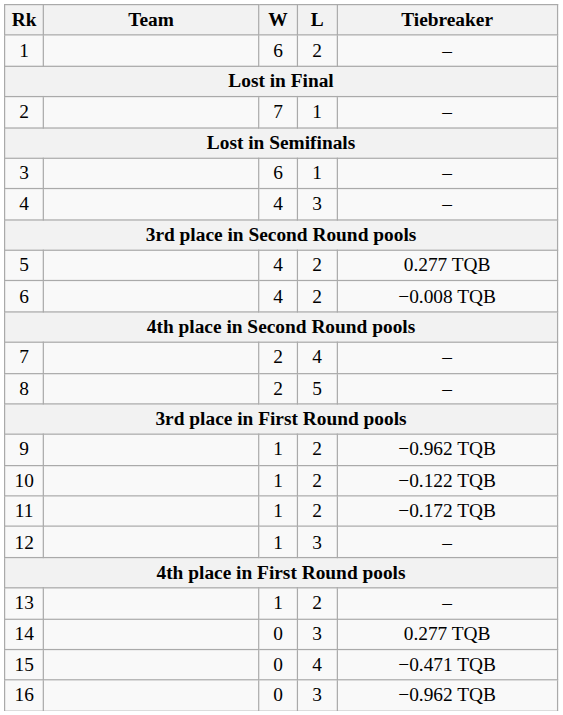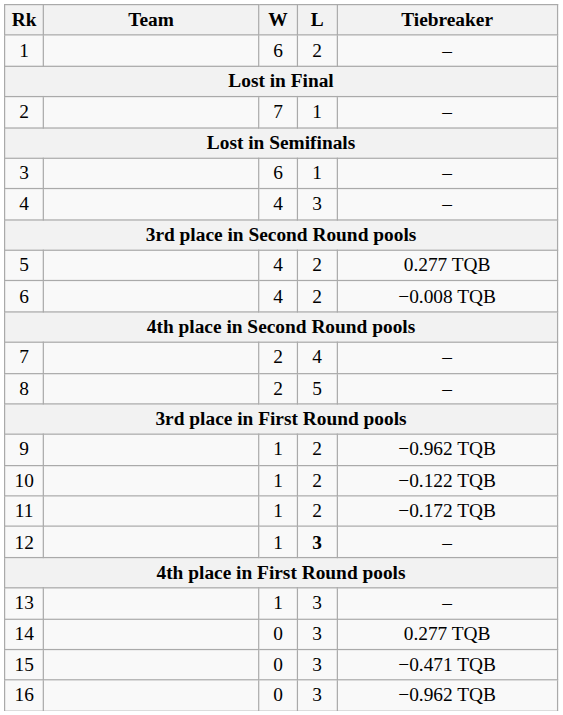(317, 541) normal -> (317, 541) bold
(317, 603) 2 -> (317, 603) 3
(317, 664) 4 -> (317, 664) 3
